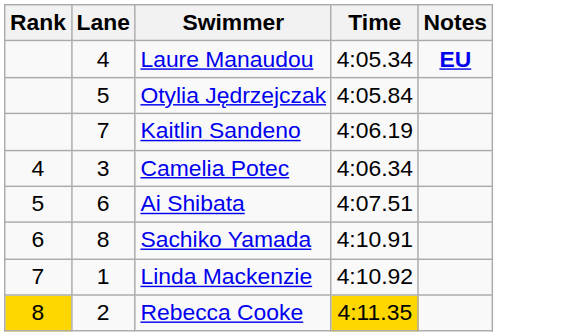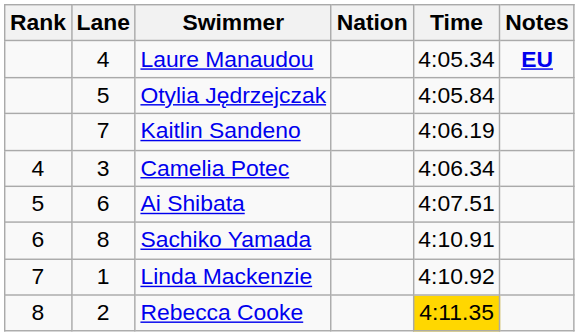+ column: (372, 22)
(38, 312) gold background -> (38, 312) no background
